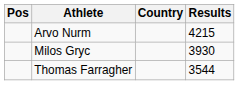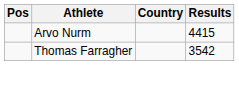(202, 32) 4215 -> (202, 32) 4415
- row: (62, 51)
(202, 70) 3544 -> (202, 51) 3542
